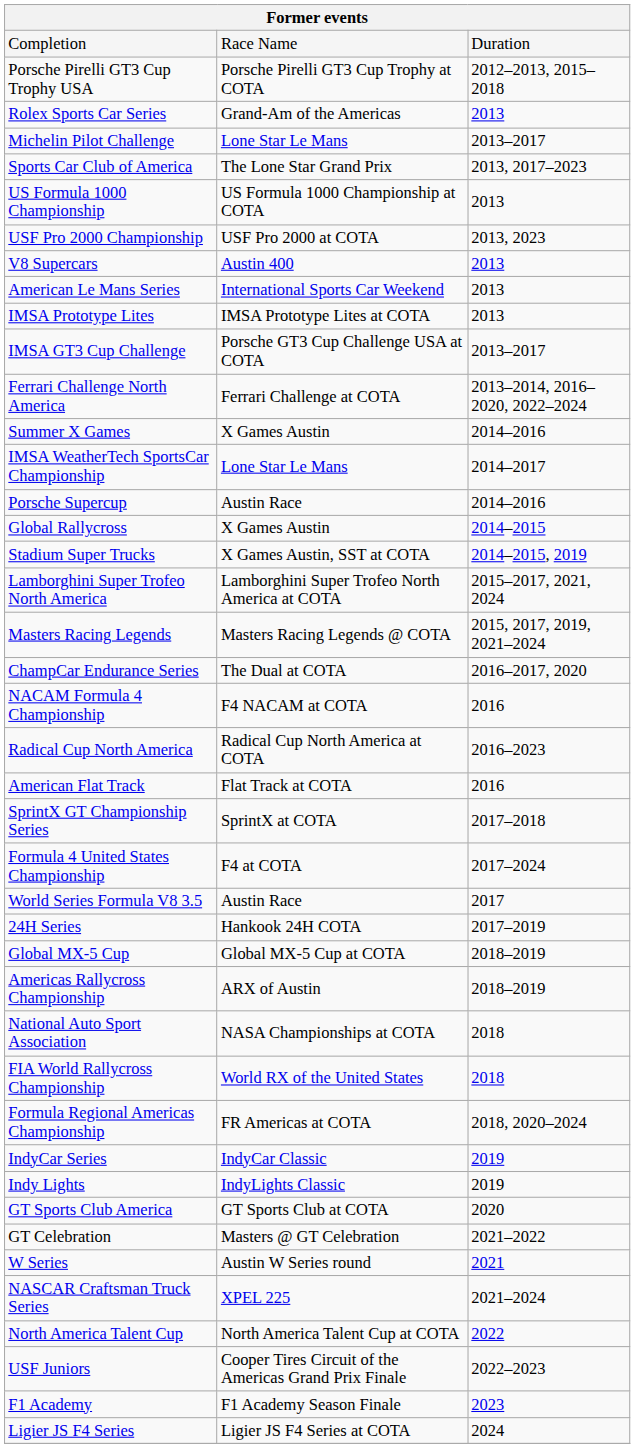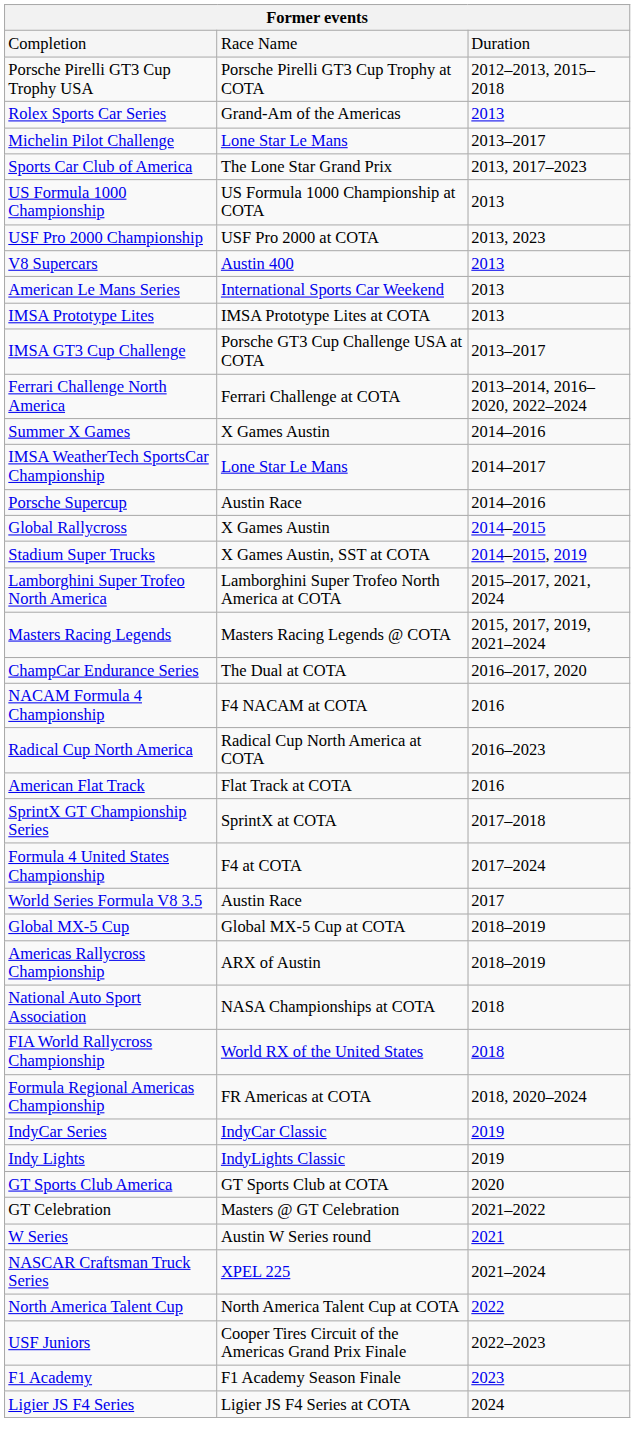- row: (45, 927)
